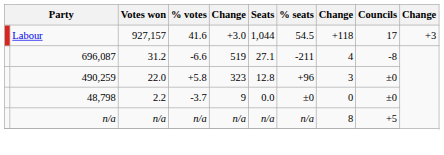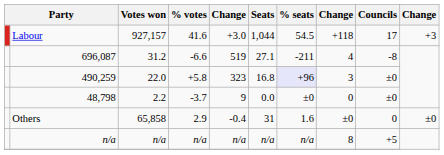(265, 77) 12.8 -> (265, 77) 16.8
(306, 77) no background -> (306, 77) lavender background
+ row: (26, 119)
